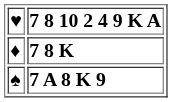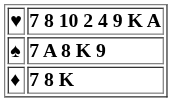rows swapped: (67, 80) <-> (52, 50)
